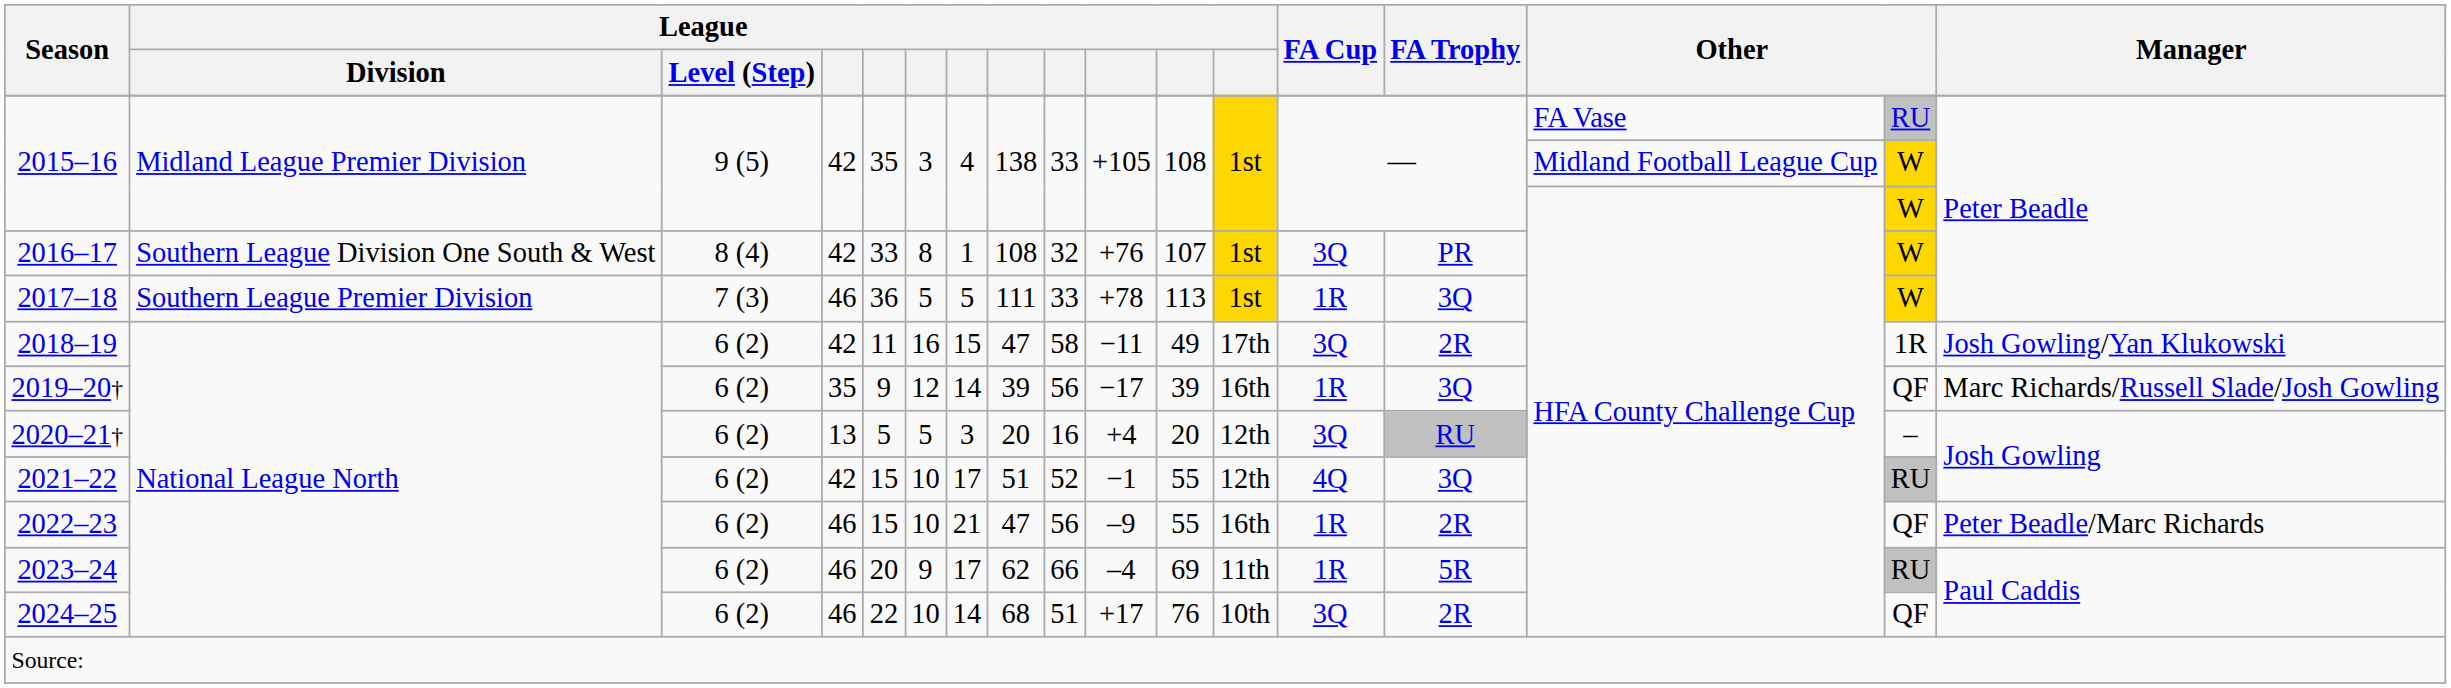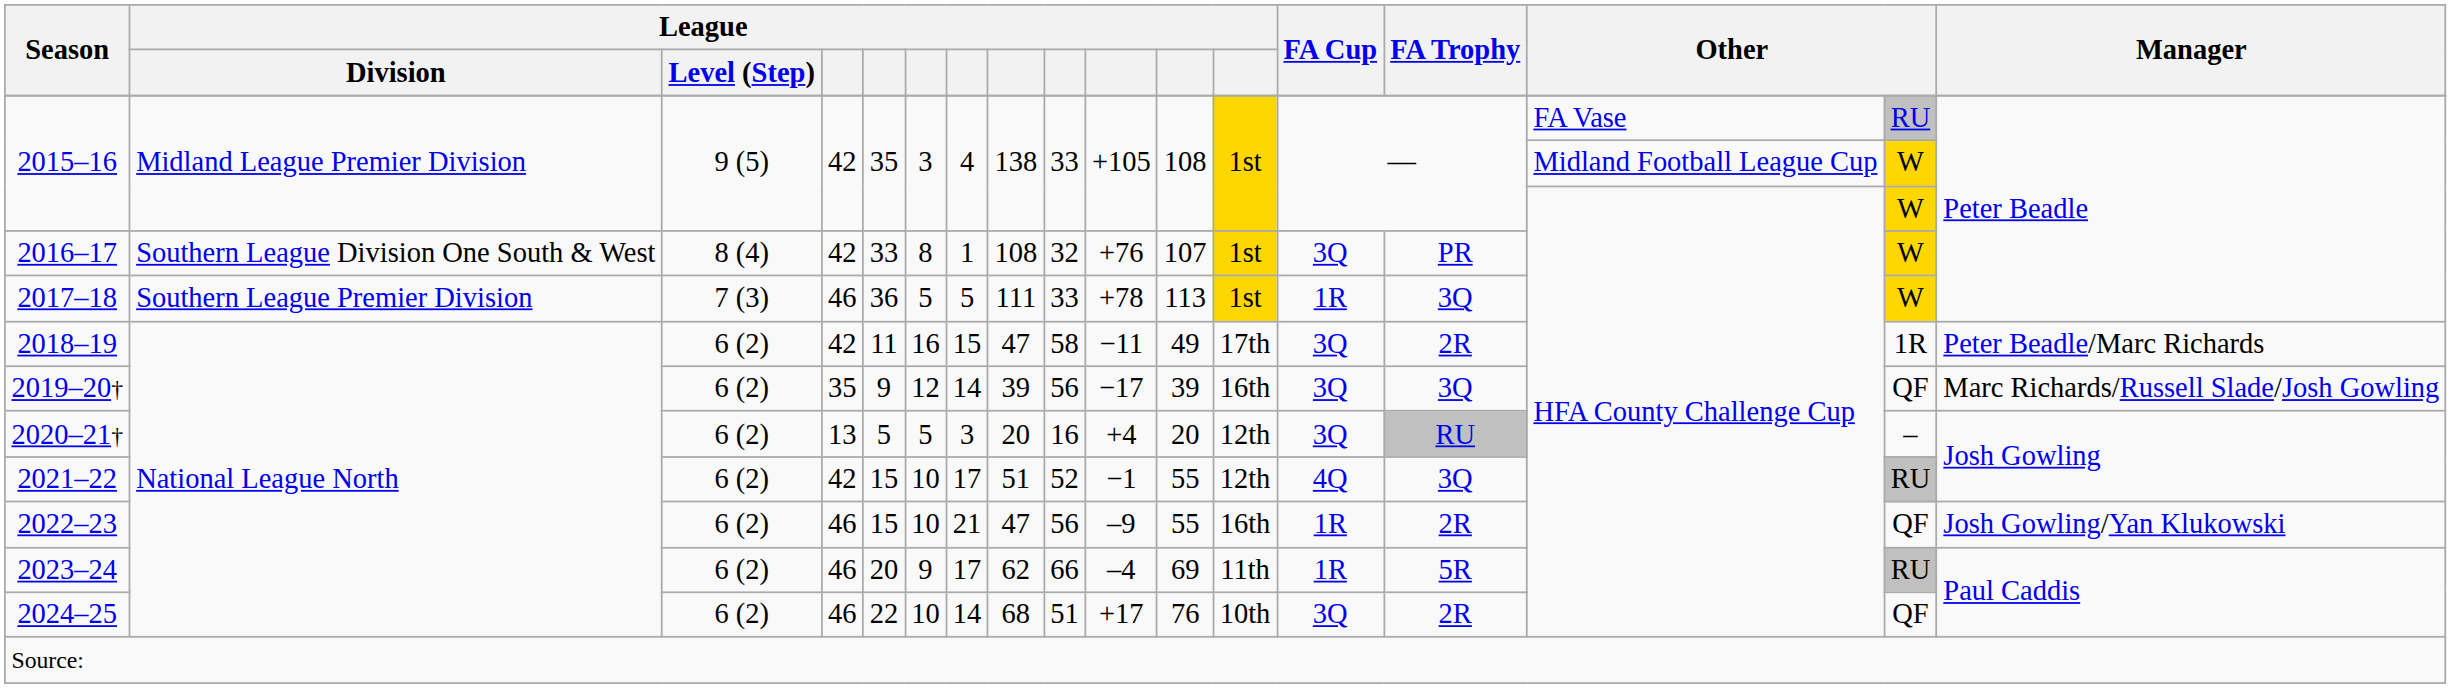(2114, 343) Josh Gowling/Yan Klukowski -> (2104, 343) Peter Beadle/Marc Richards
(1330, 388) 1R -> (1330, 388) 3Q
(2104, 523) Peter Beadle/Marc Richards -> (2114, 523) Josh Gowling/Yan Klukowski
